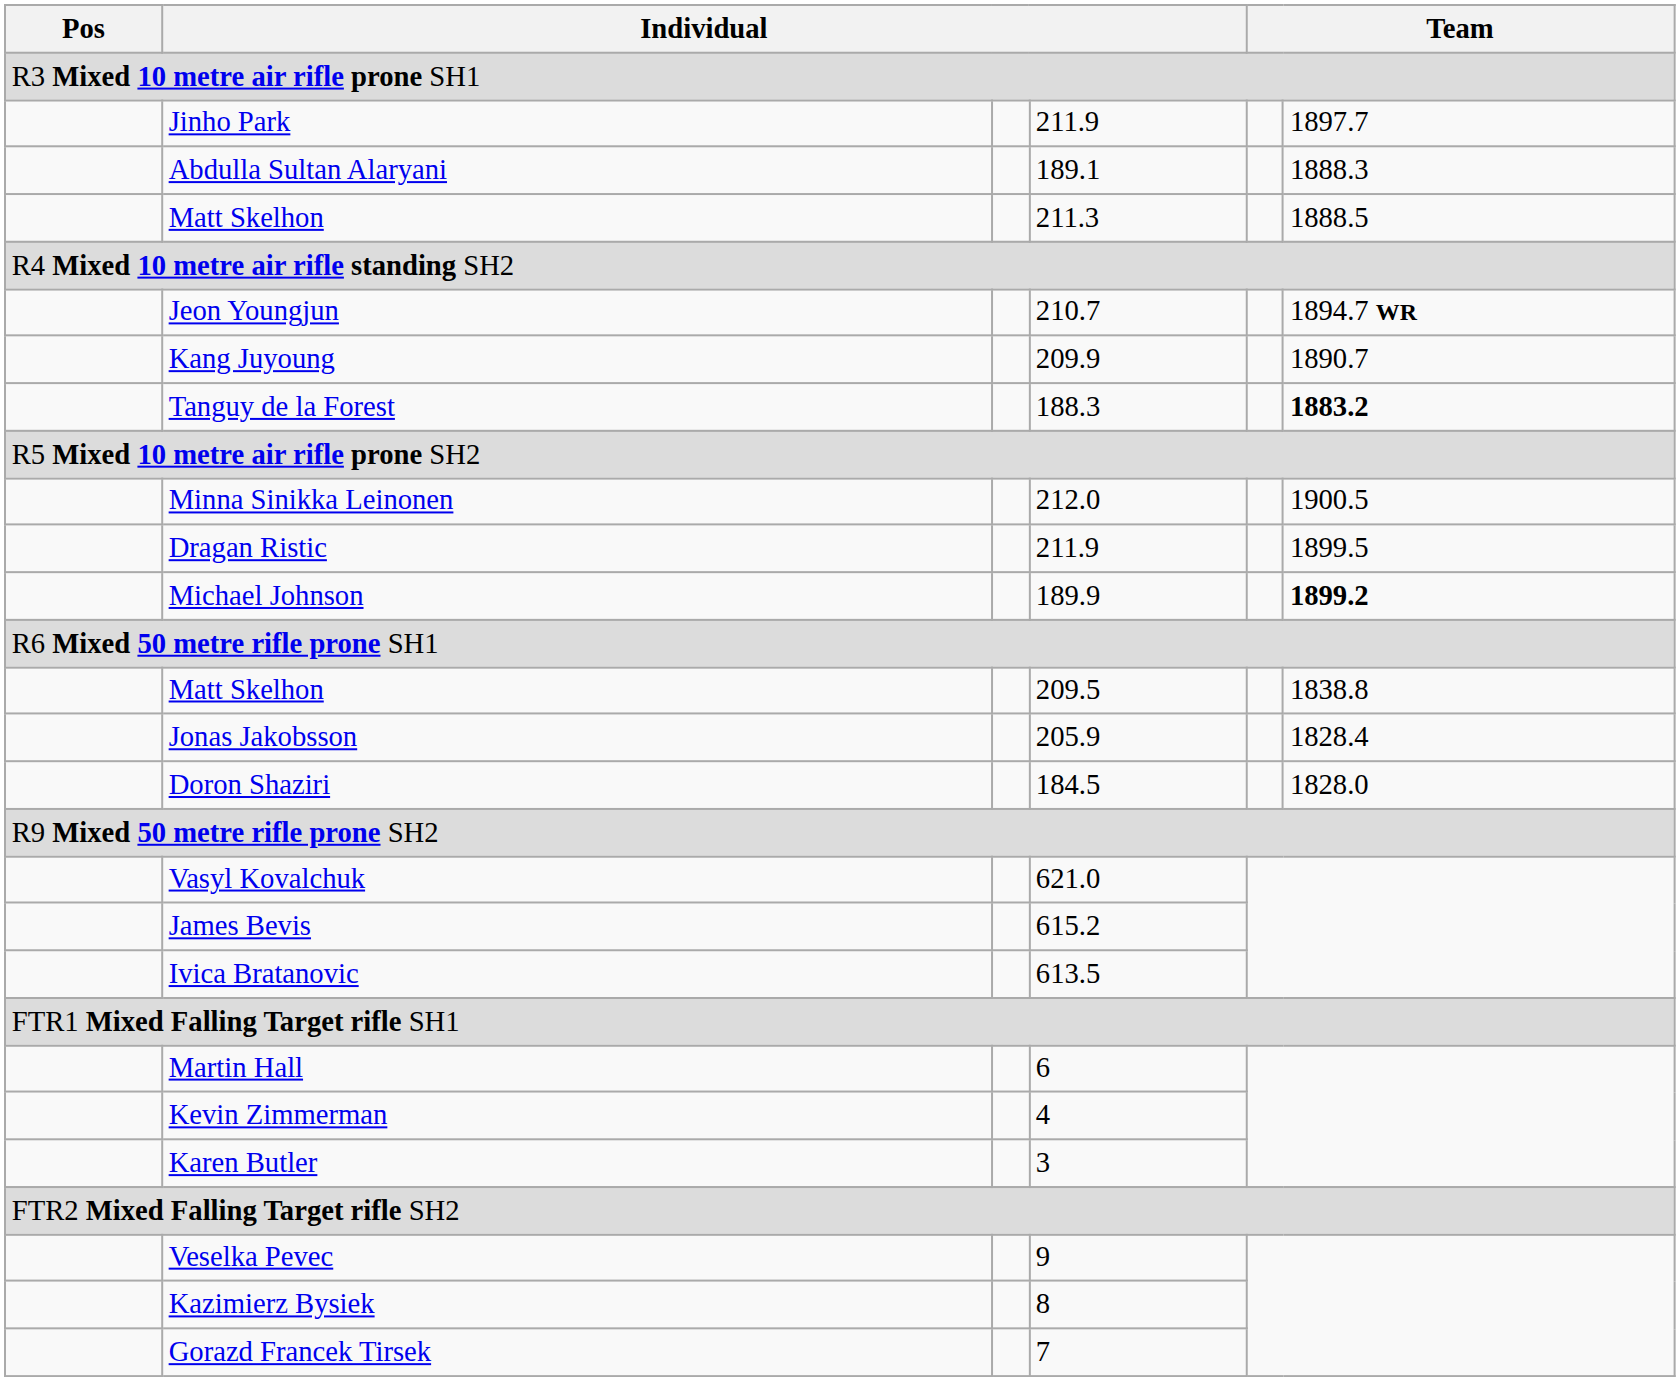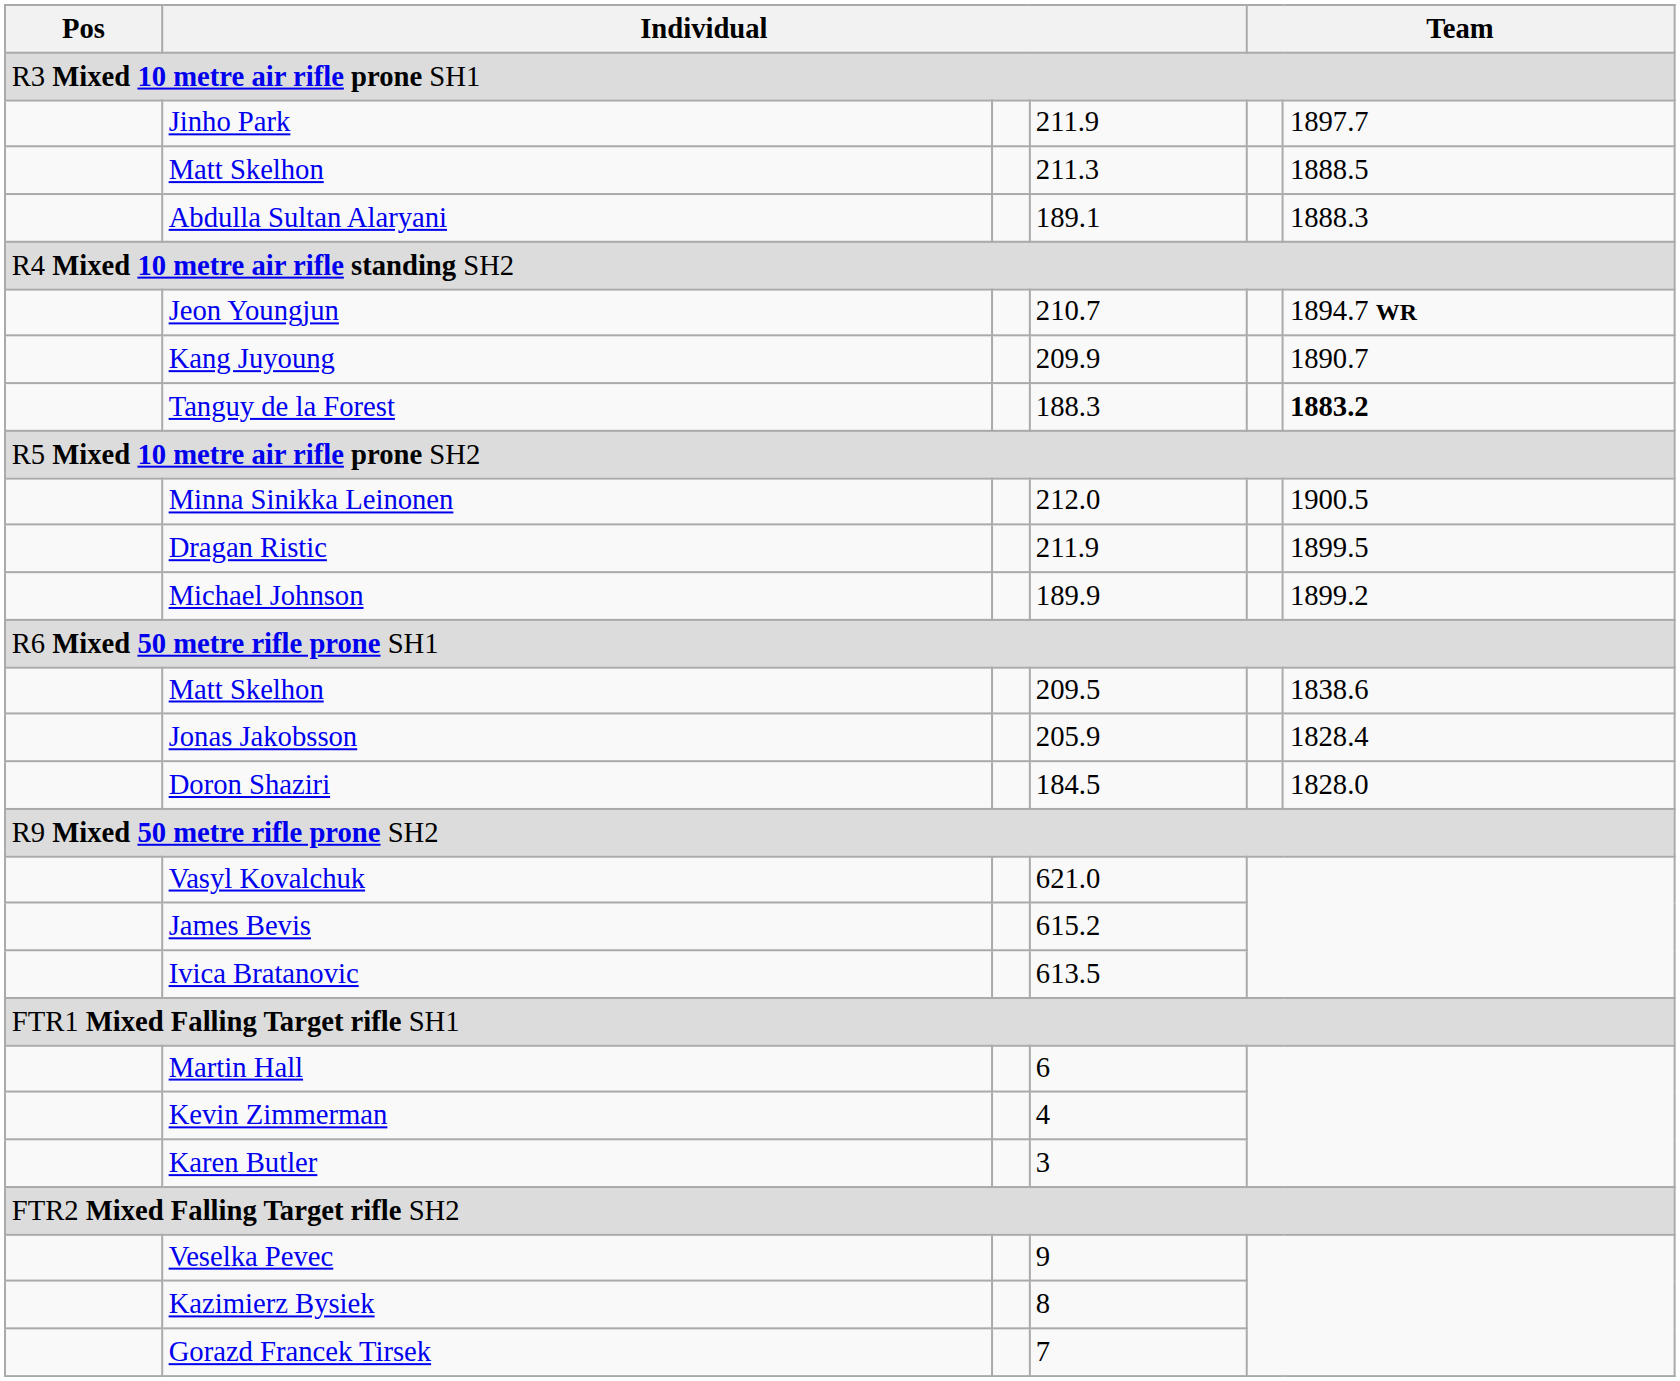rows swapped: (246, 217) <-> (308, 170)
(1329, 595) bold -> (1329, 595) normal
(1329, 690) 1838.8 -> (1329, 690) 1838.6
